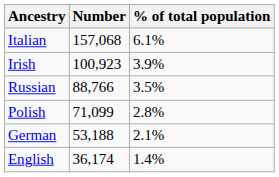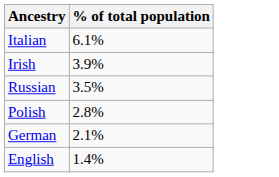- column: (99, 16)
